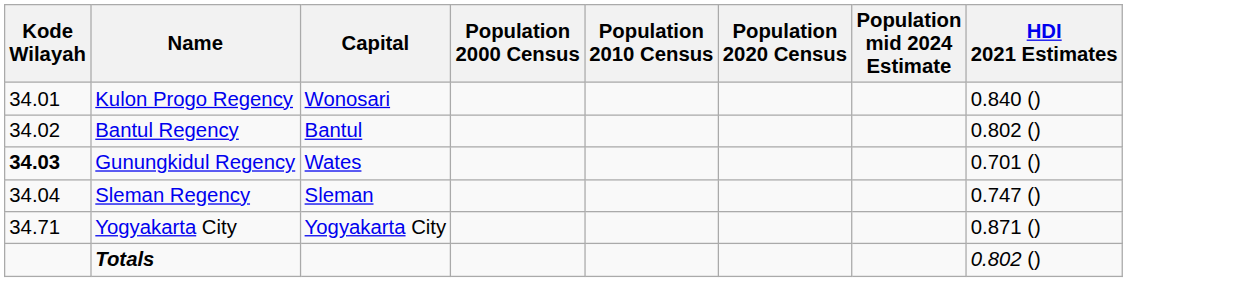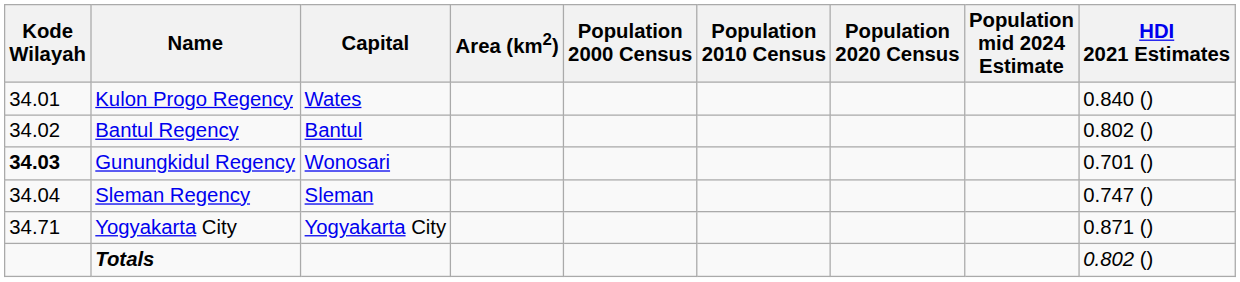+ column: (507, 43)
(347, 98) Wonosari -> (333, 98) Wates
(333, 163) Wates -> (347, 163) Wonosari
